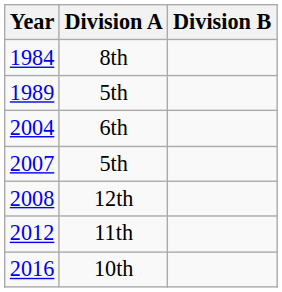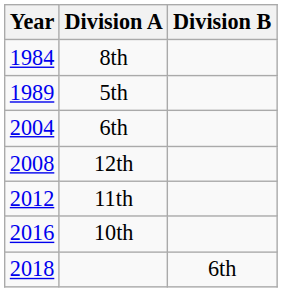- row: (32, 163)
+ row: (32, 269)
